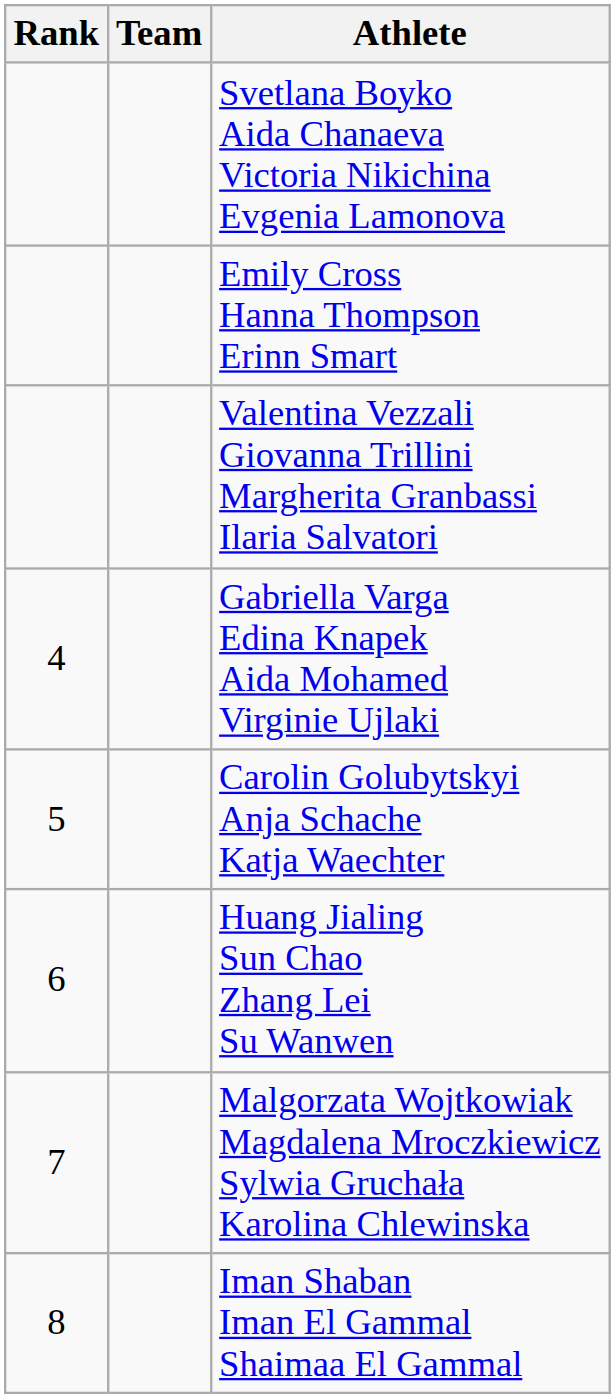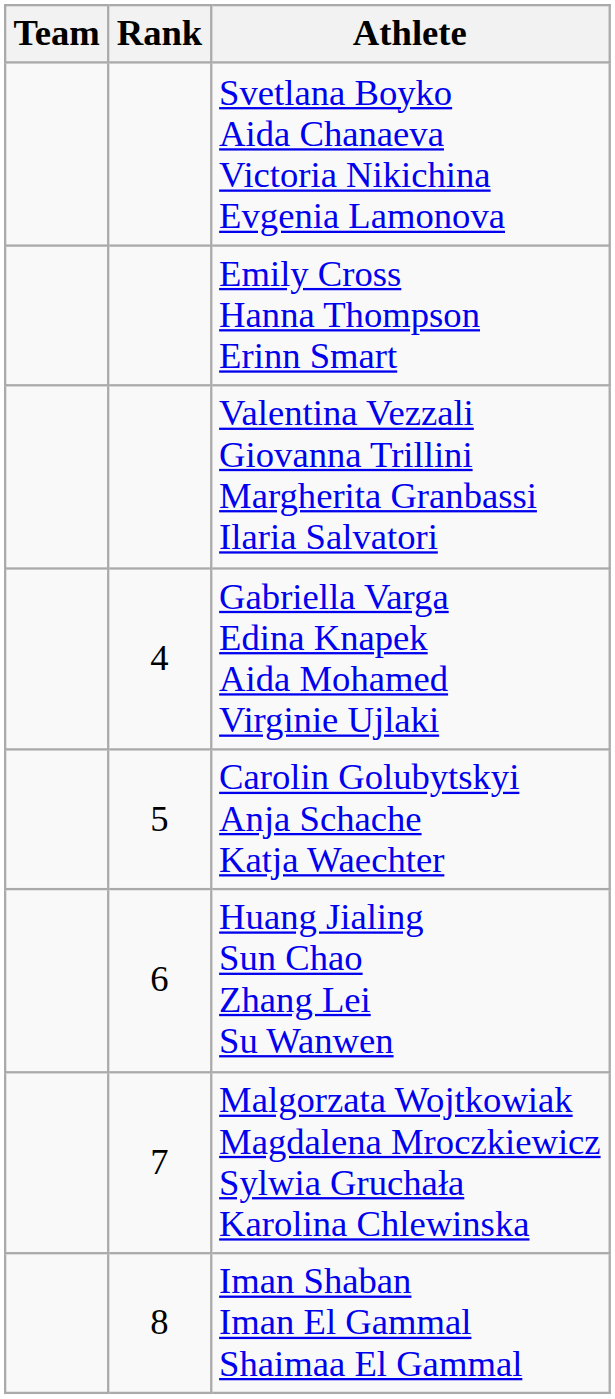columns swapped: (56, 33) <-> (159, 33)
